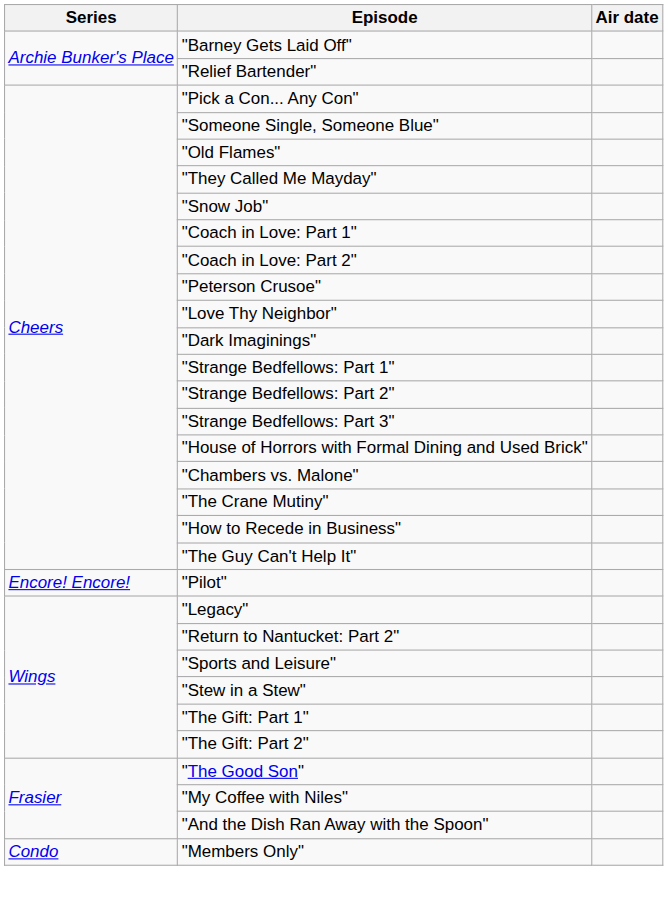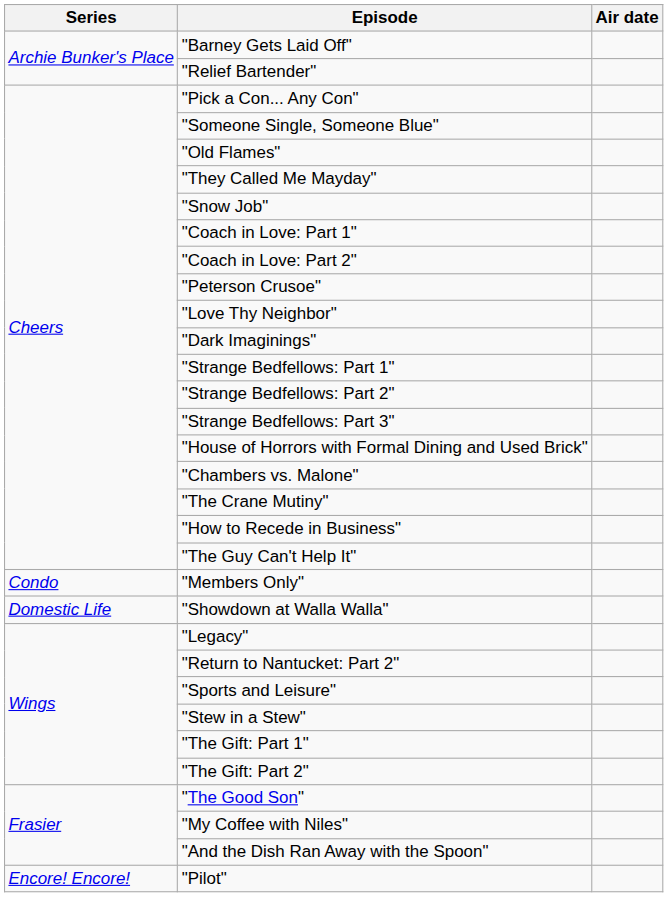rows swapped: (243, 851) <-> (204, 582)
+ row: (285, 609)
